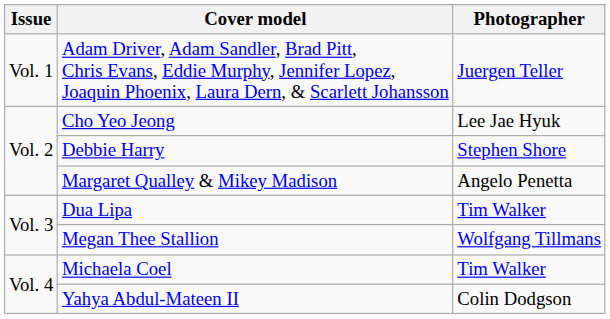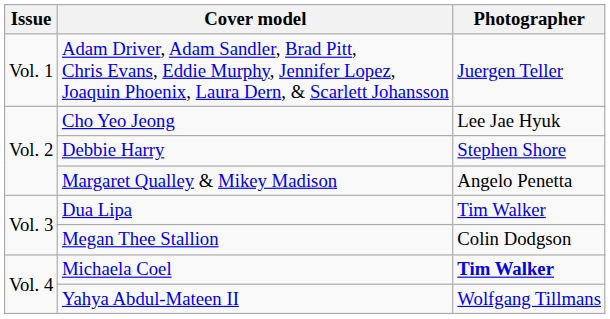(529, 239) Wolfgang Tillmans -> (514, 239) Colin Dodgson
(502, 269) normal -> (506, 269) bold
(514, 298) Colin Dodgson -> (529, 298) Wolfgang Tillmans
